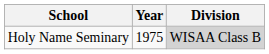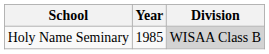(149, 37) 1975 -> (149, 37) 1985
